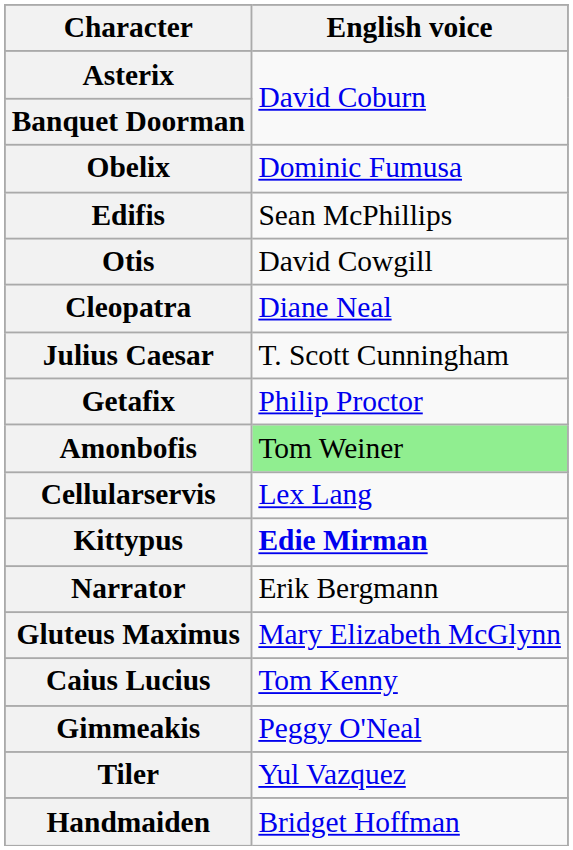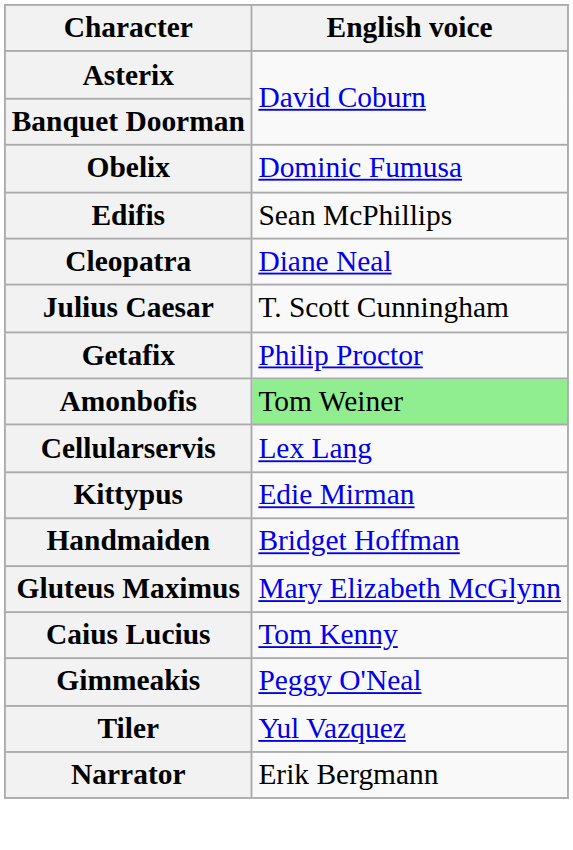- row: (128, 261)
(343, 541) bold -> (336, 494) normal
rows swapped: (128, 821) <-> (128, 588)
